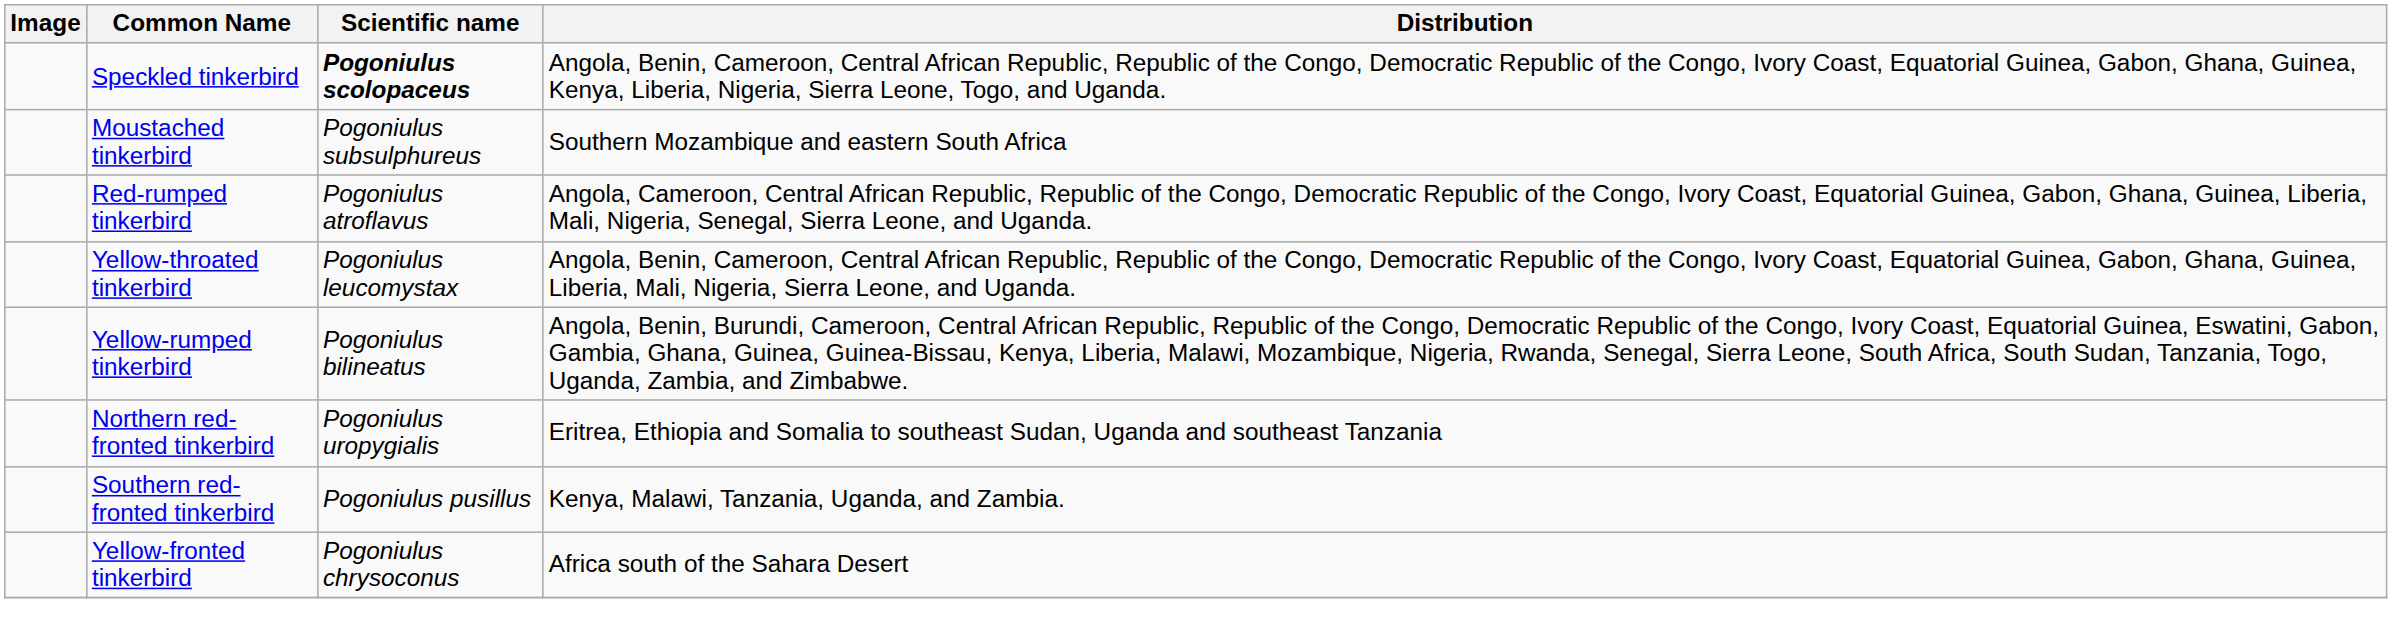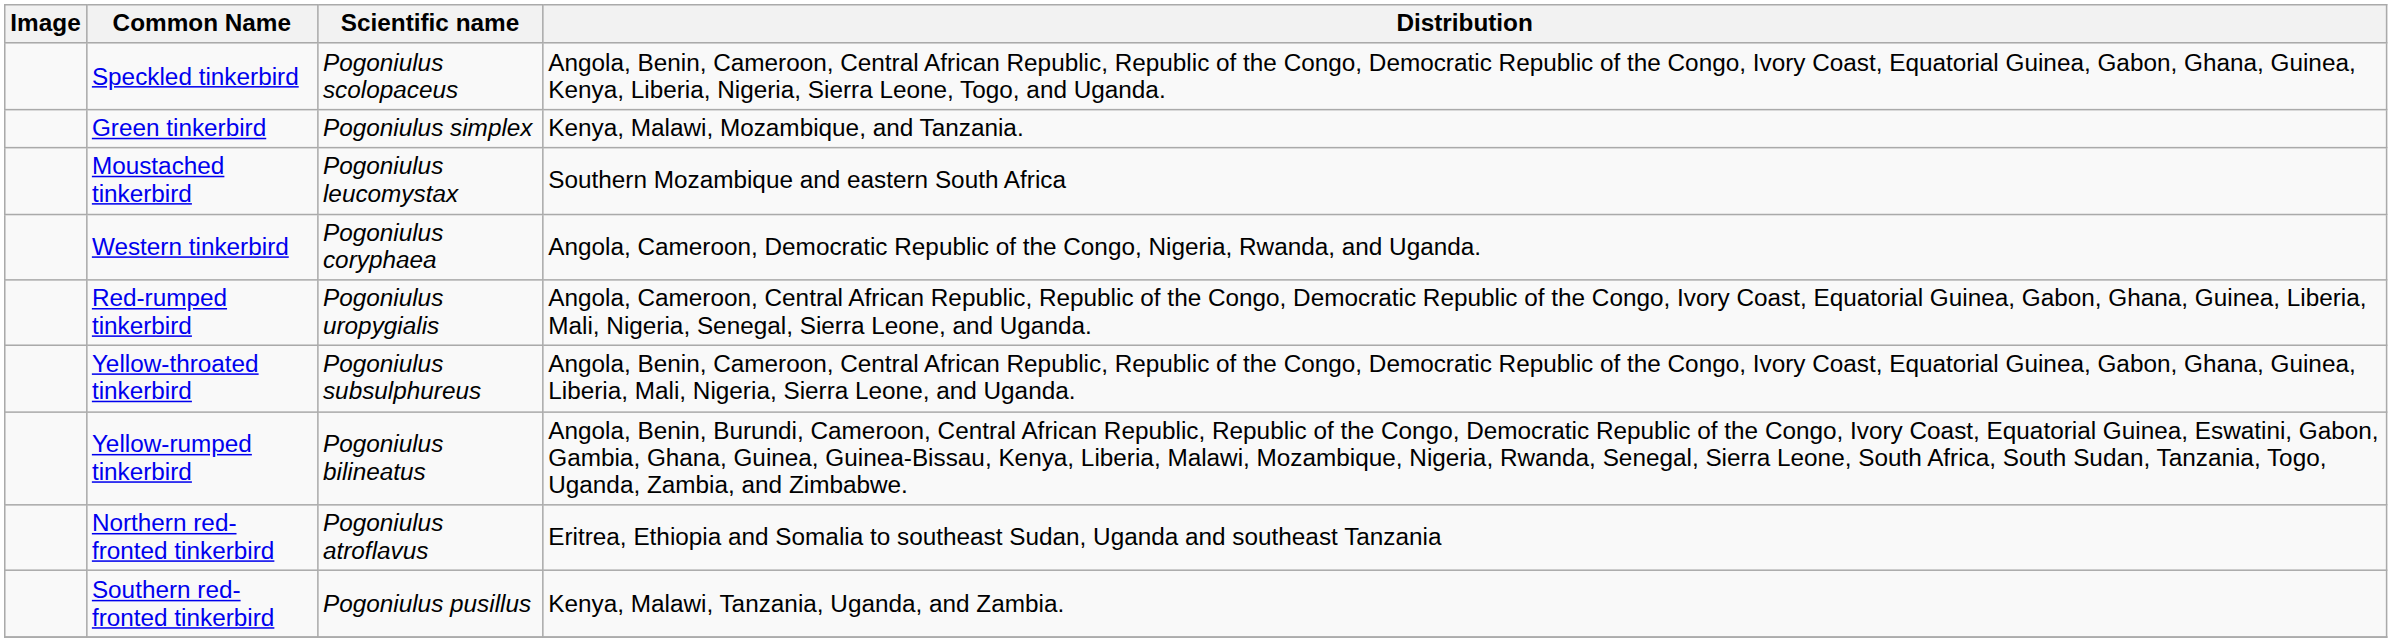(397, 76) bold -> (391, 76) normal
+ row: (179, 128)
(402, 141) Pogoniulus subsulphureus -> (391, 180) Pogoniulus leucomystax
+ row: (190, 246)
(383, 207) Pogoniulus atroflavus -> (383, 312) Pogoniulus uropygialis
(391, 273) Pogoniulus leucomystax -> (402, 378) Pogoniulus subsulphureus
(383, 433) Pogoniulus uropygialis -> (383, 537) Pogoniulus atroflavus
- row: (168, 564)
